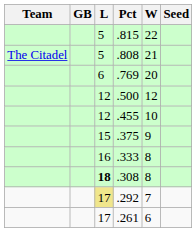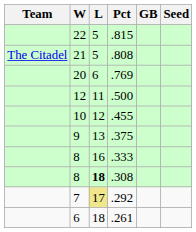columns swapped: (151, 14) <-> (83, 14)
(104, 95) 12 -> (98, 95) 11
(104, 136) 15 -> (98, 136) 13
(104, 217) 17 -> (98, 217) 18
